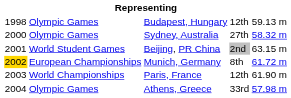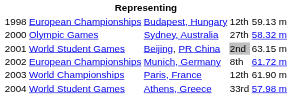(64, 21) Olympic Games -> (85, 21) European Championships
(16, 62) gold background -> (16, 62) no background
(64, 89) Olympic Games -> (77, 89) World Student Games
